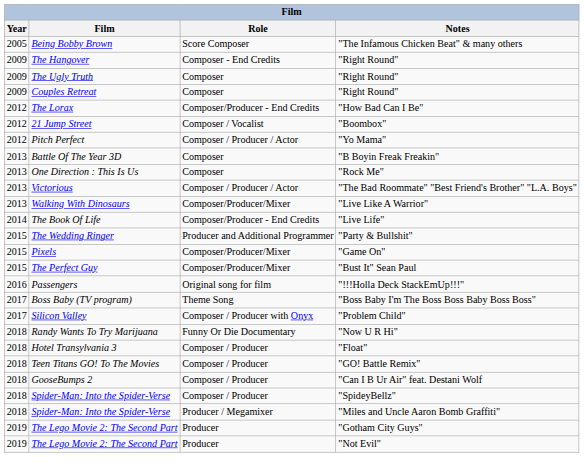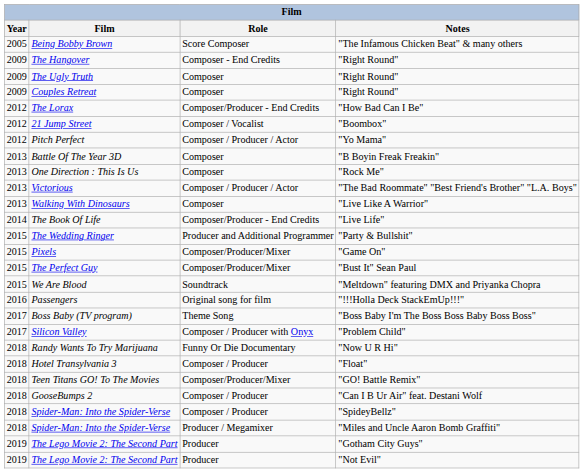(236, 204) Composer/Producer/Mixer -> (203, 204) Composer
+ row: (59, 284)
(225, 364) Composer / Producer -> (236, 380) Composer/Producer/Mixer
